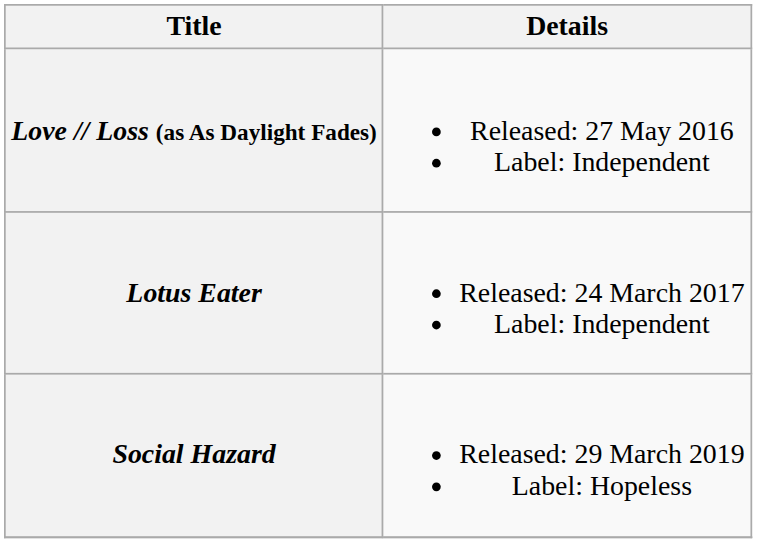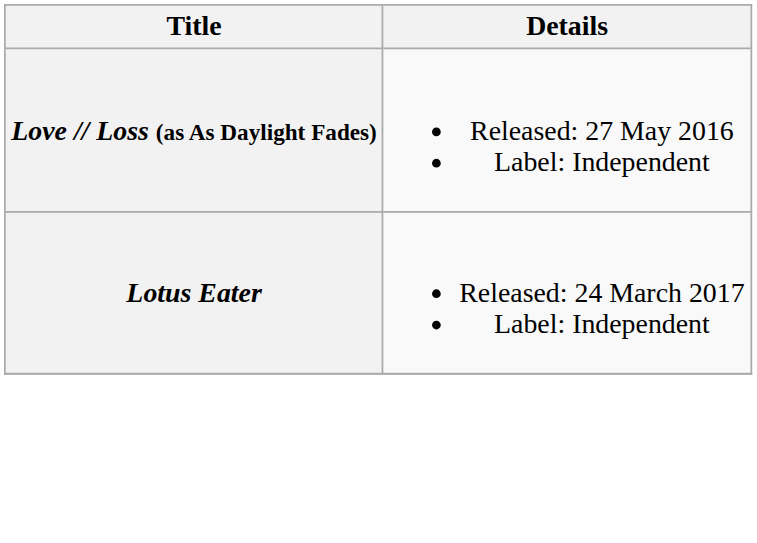- row: (194, 454)
